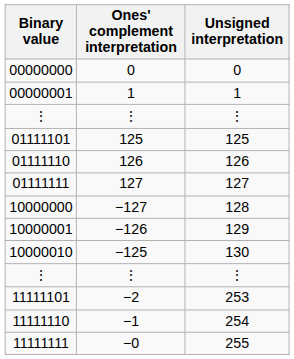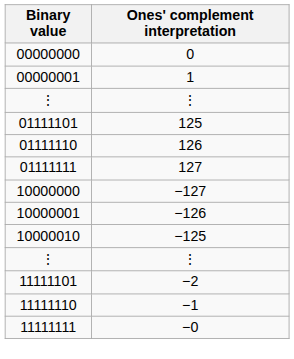- column: (237, 32)
